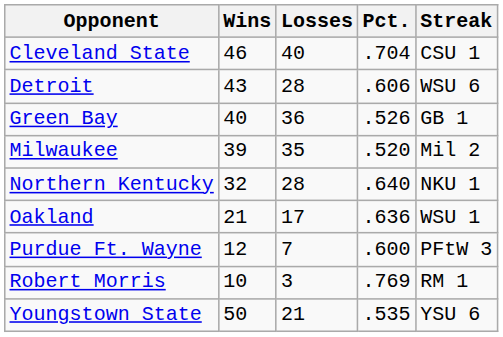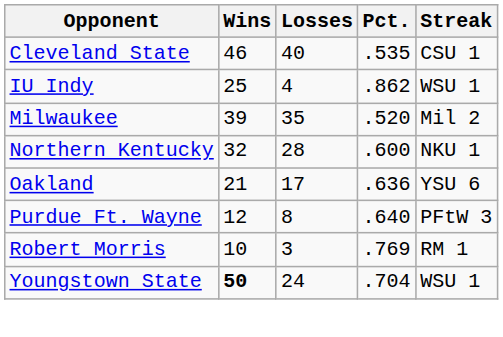(387, 54) .704 -> (387, 54) .535
- row: (52, 86)
- row: (64, 119)
+ row: (52, 86)
(387, 184) .640 -> (387, 152) .600
(450, 217) WSU 1 -> (450, 184) YSU 6
(287, 249) 7 -> (287, 217) 8
(387, 249) .600 -> (387, 217) .640
(235, 315) normal -> (235, 282) bold
(293, 315) 21 -> (293, 282) 24
(387, 315) .535 -> (387, 282) .704
(450, 315) YSU 6 -> (450, 282) WSU 1
